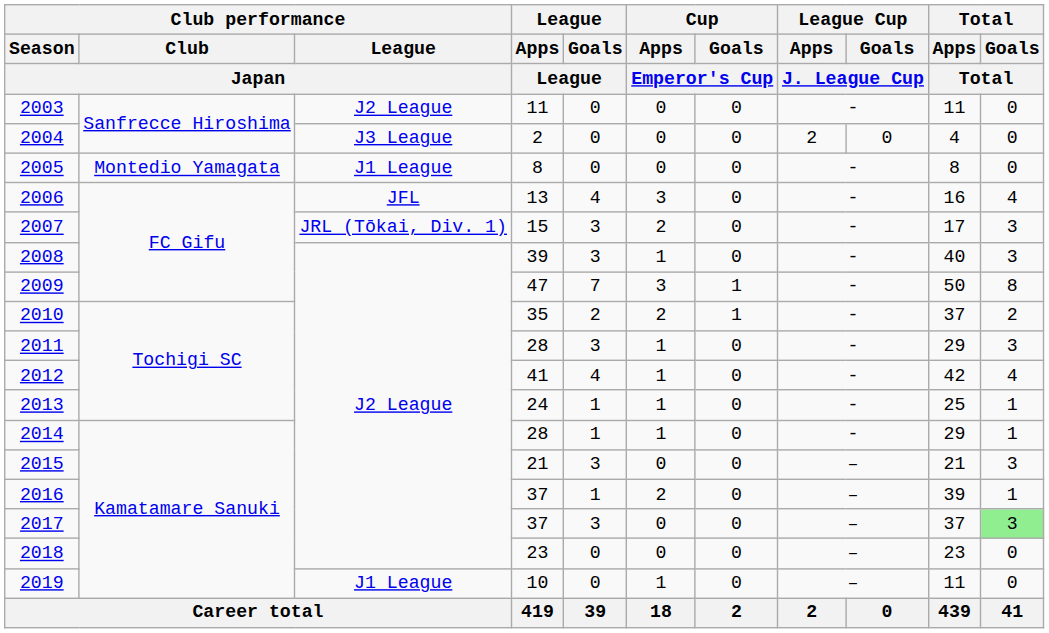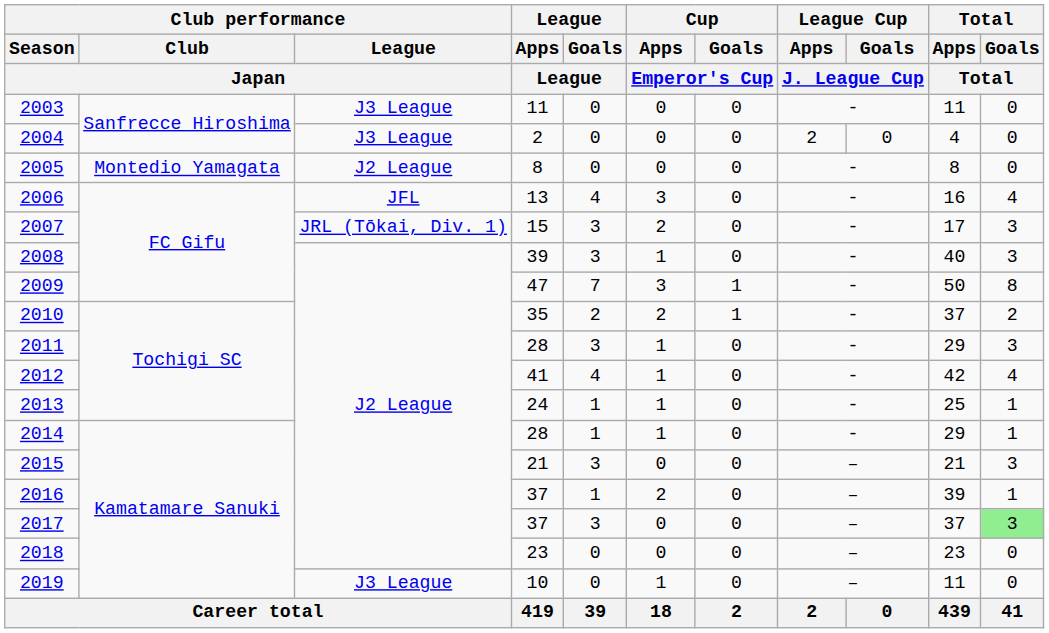(403, 109) J2 League -> (403, 109) J3 League
(403, 168) J1 League -> (403, 168) J2 League
(403, 583) J1 League -> (403, 583) J3 League
